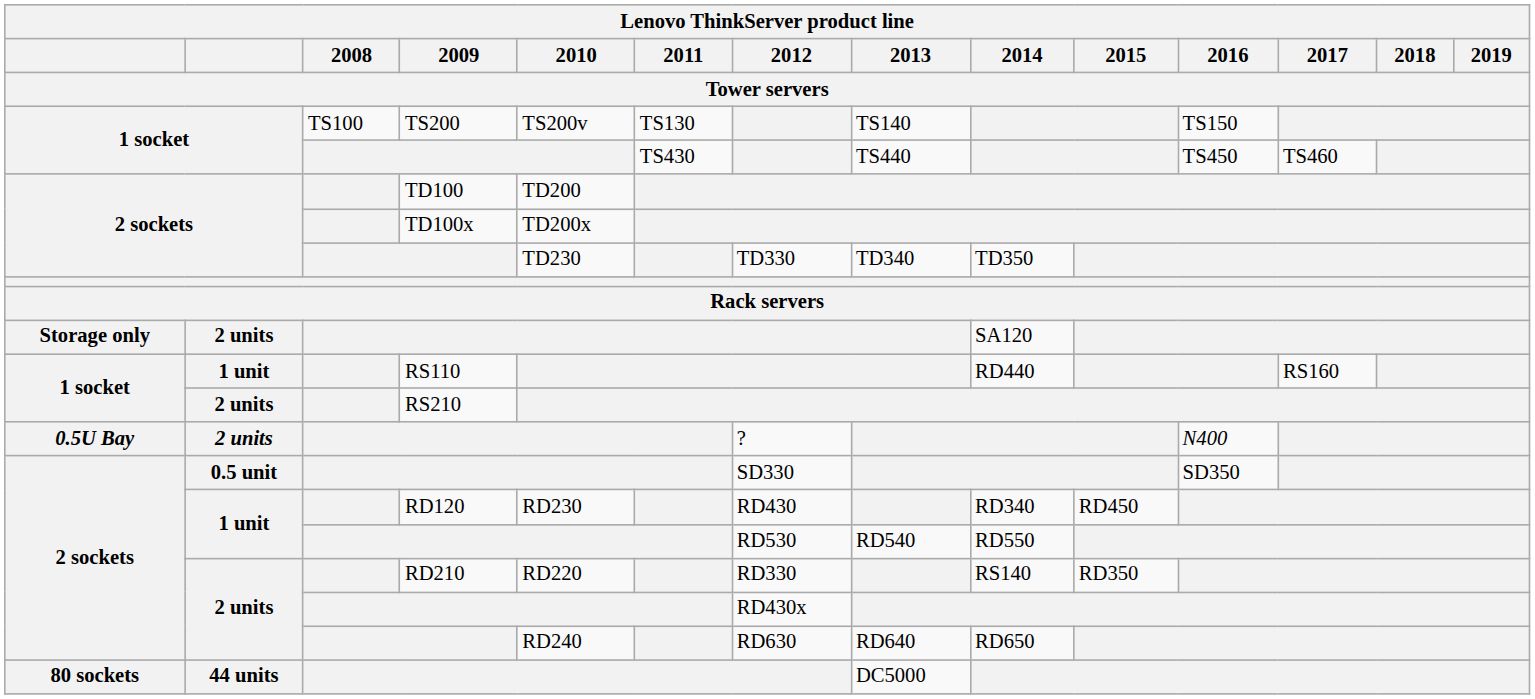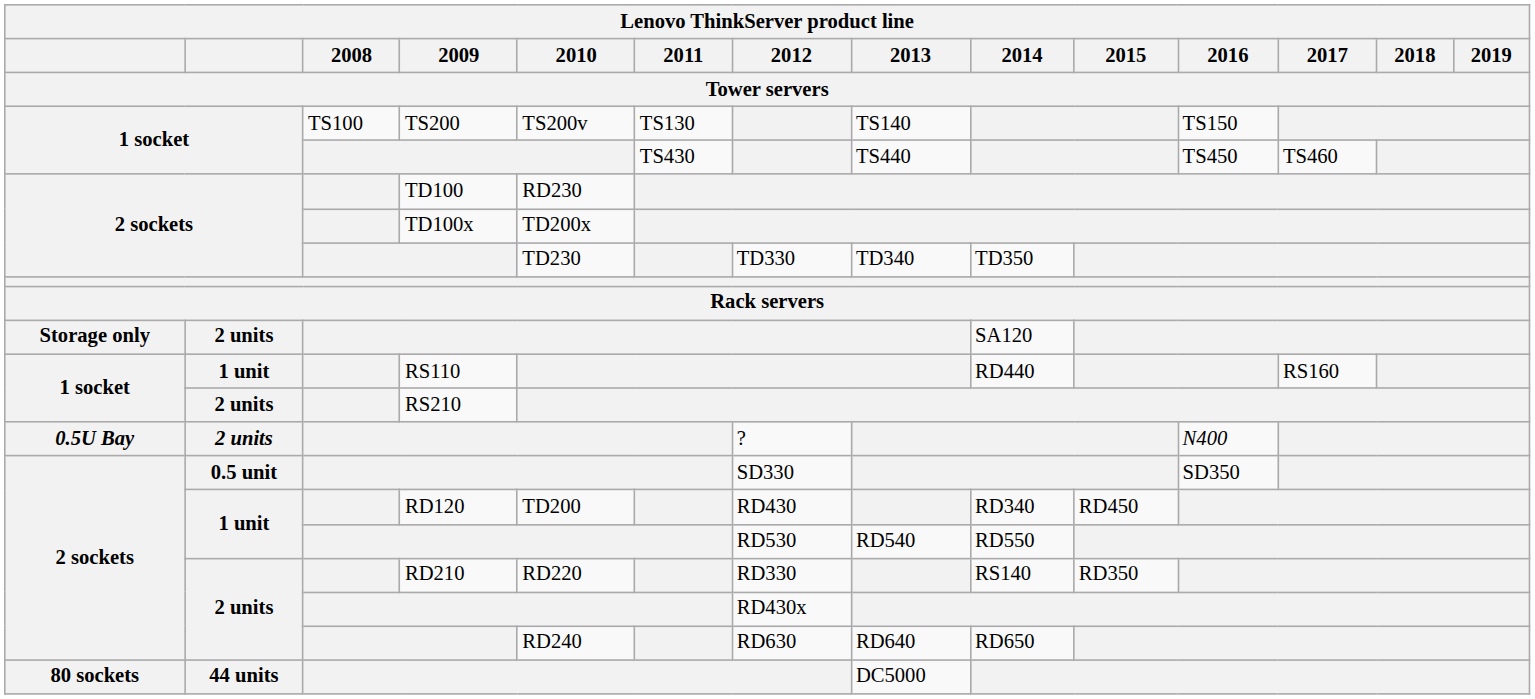(552, 191) TD200 -> (552, 191) RD230
(552, 506) RD230 -> (552, 506) TD200
